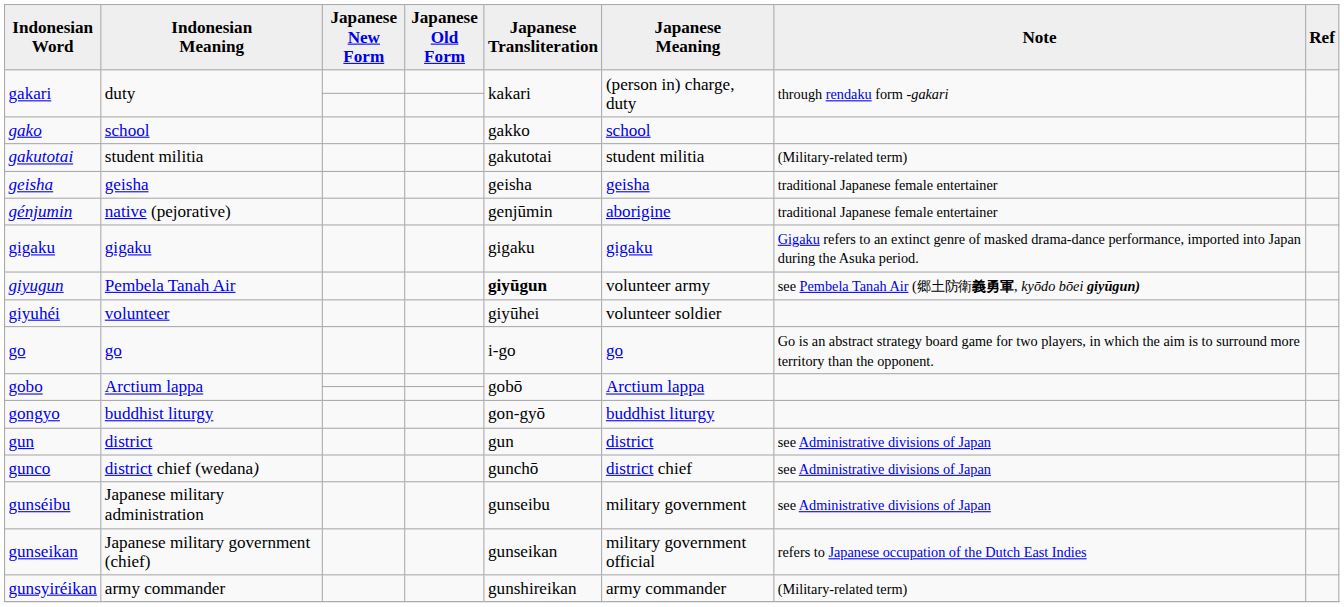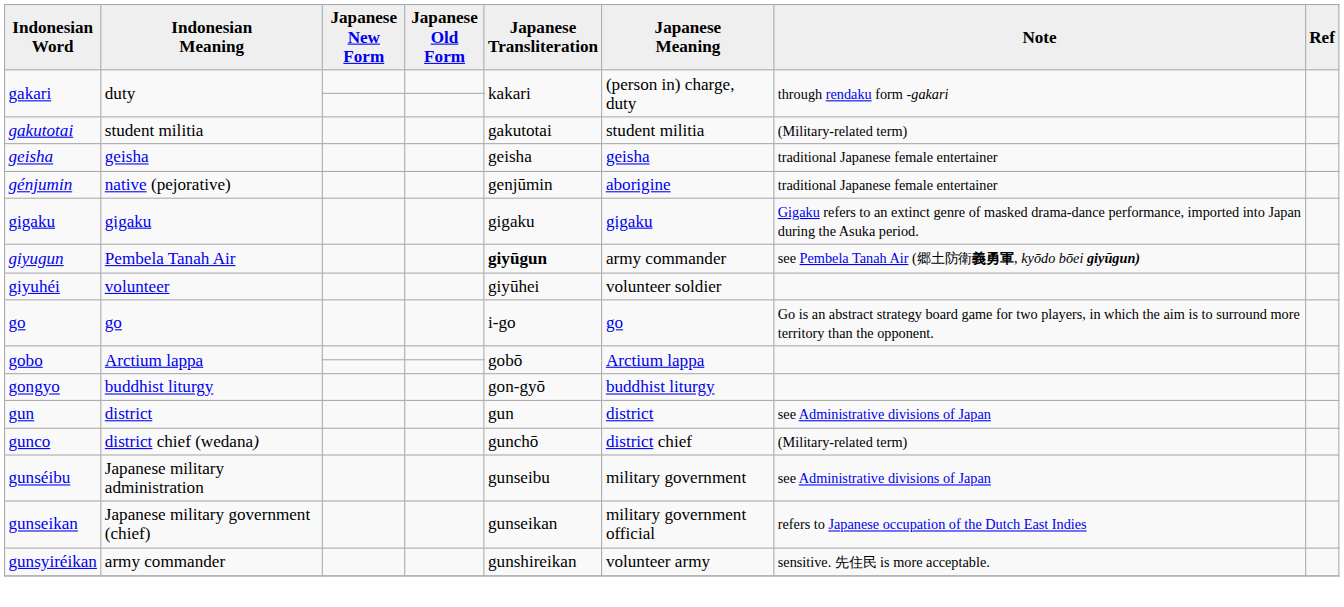- row: (25, 130)
(658, 285) volunteer army -> (666, 258) army commander
(884, 469) see Administrative divisions of Japan -> (843, 442) (Military-related term)
(666, 588) army commander -> (658, 561) volunteer army
(843, 589) (Military-related term) -> (884, 562) sensitive. 先住民 is more acceptable.
